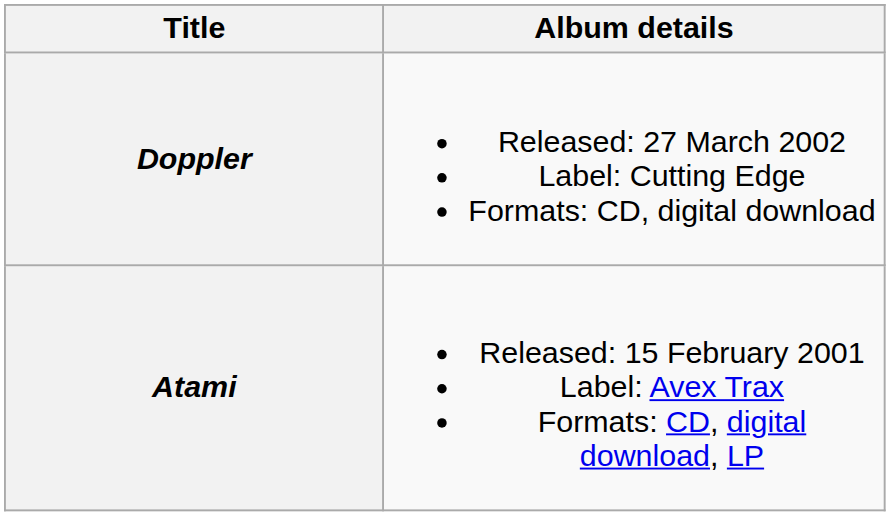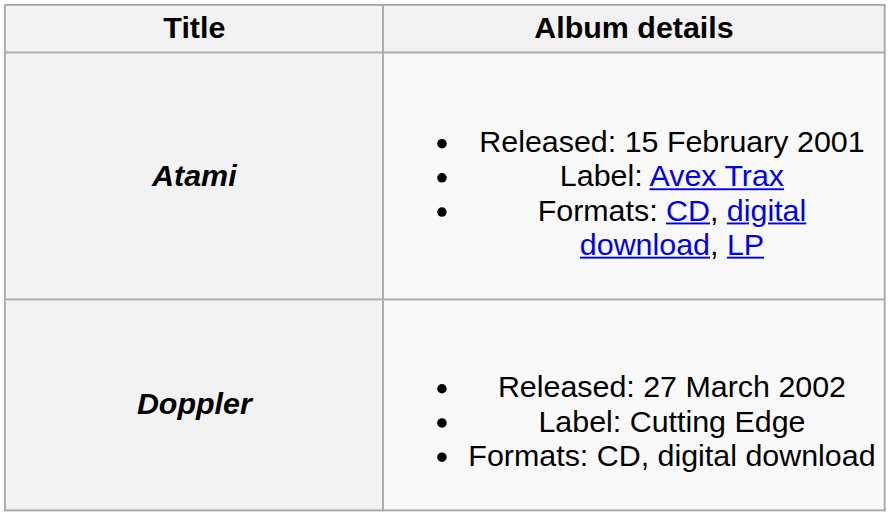rows swapped: (194, 387) <-> (194, 158)
